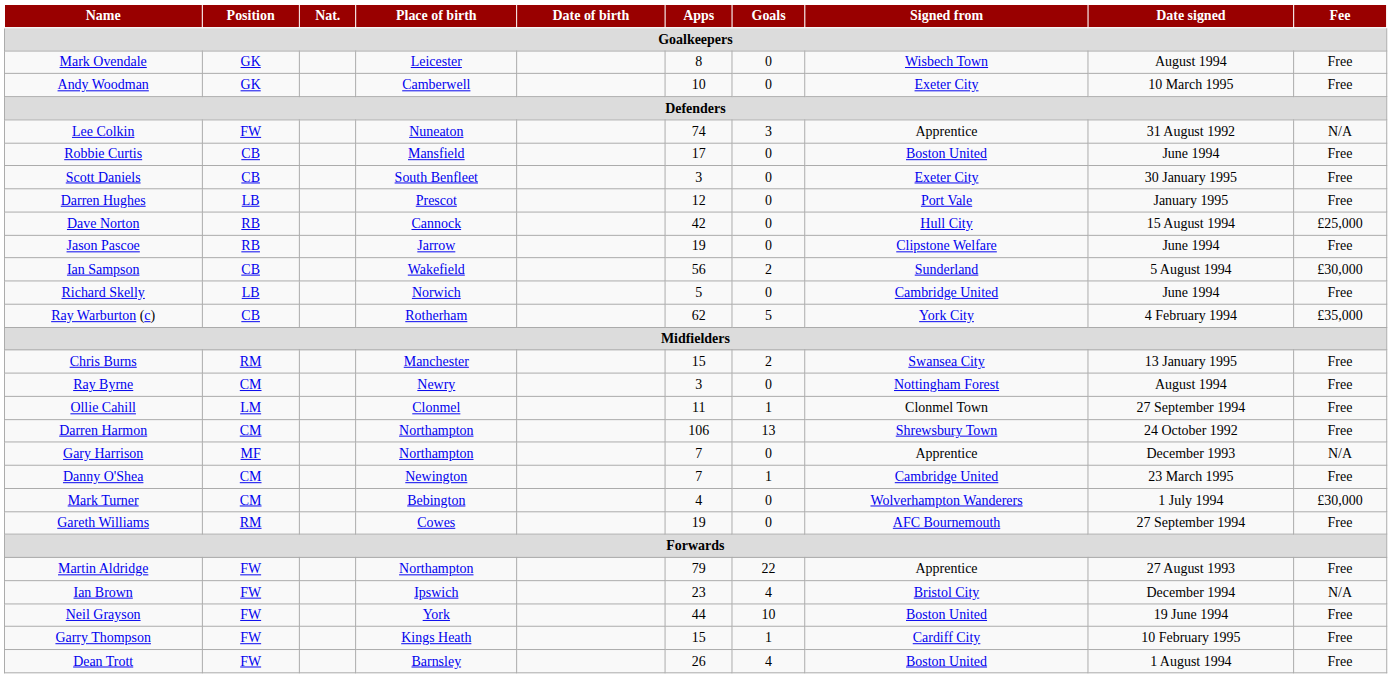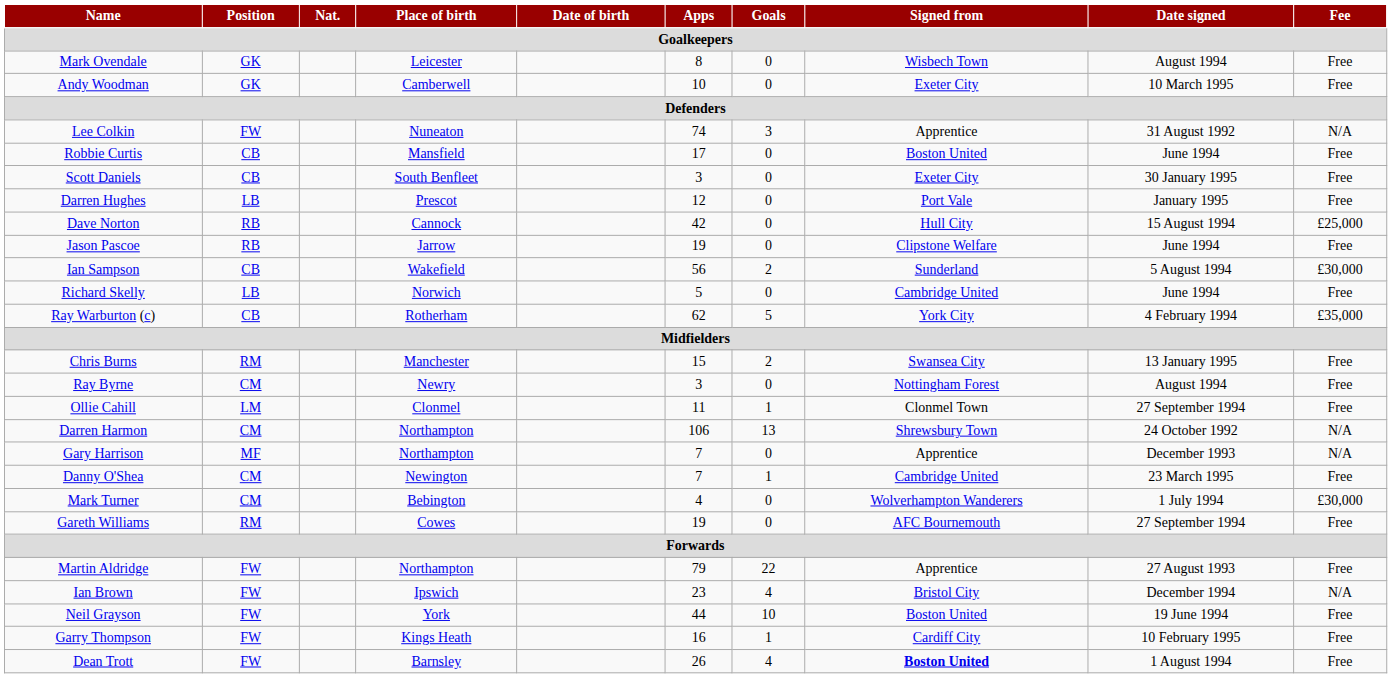(1340, 431) Free -> (1340, 431) N/A
(699, 638) 15 -> (699, 638) 16
(947, 661) normal -> (947, 661) bold
